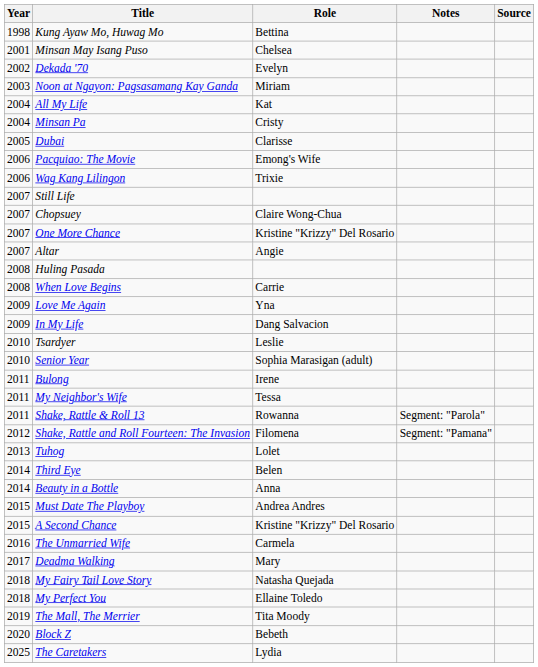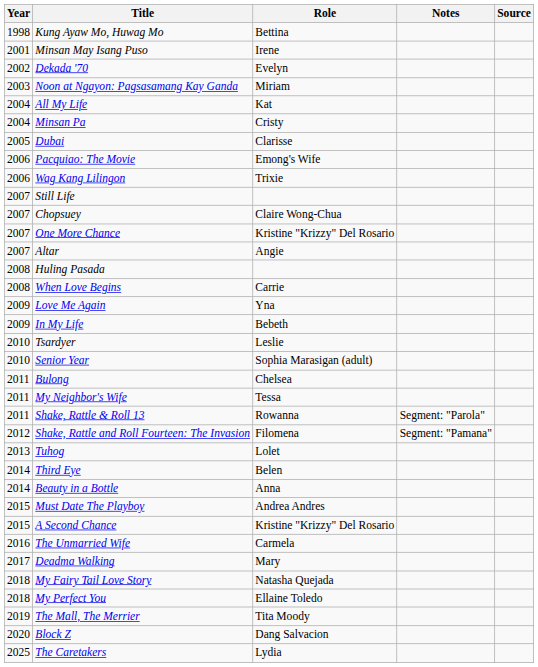(274, 50) Chelsea -> (267, 50) Irene
(292, 324) Dang Salvacion -> (272, 324) Bebeth
(267, 379) Irene -> (274, 379) Chelsea
(272, 634) Bebeth -> (292, 634) Dang Salvacion
